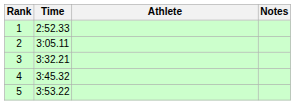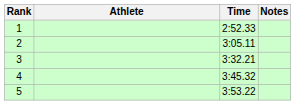columns swapped: (165, 12) <-> (53, 12)
